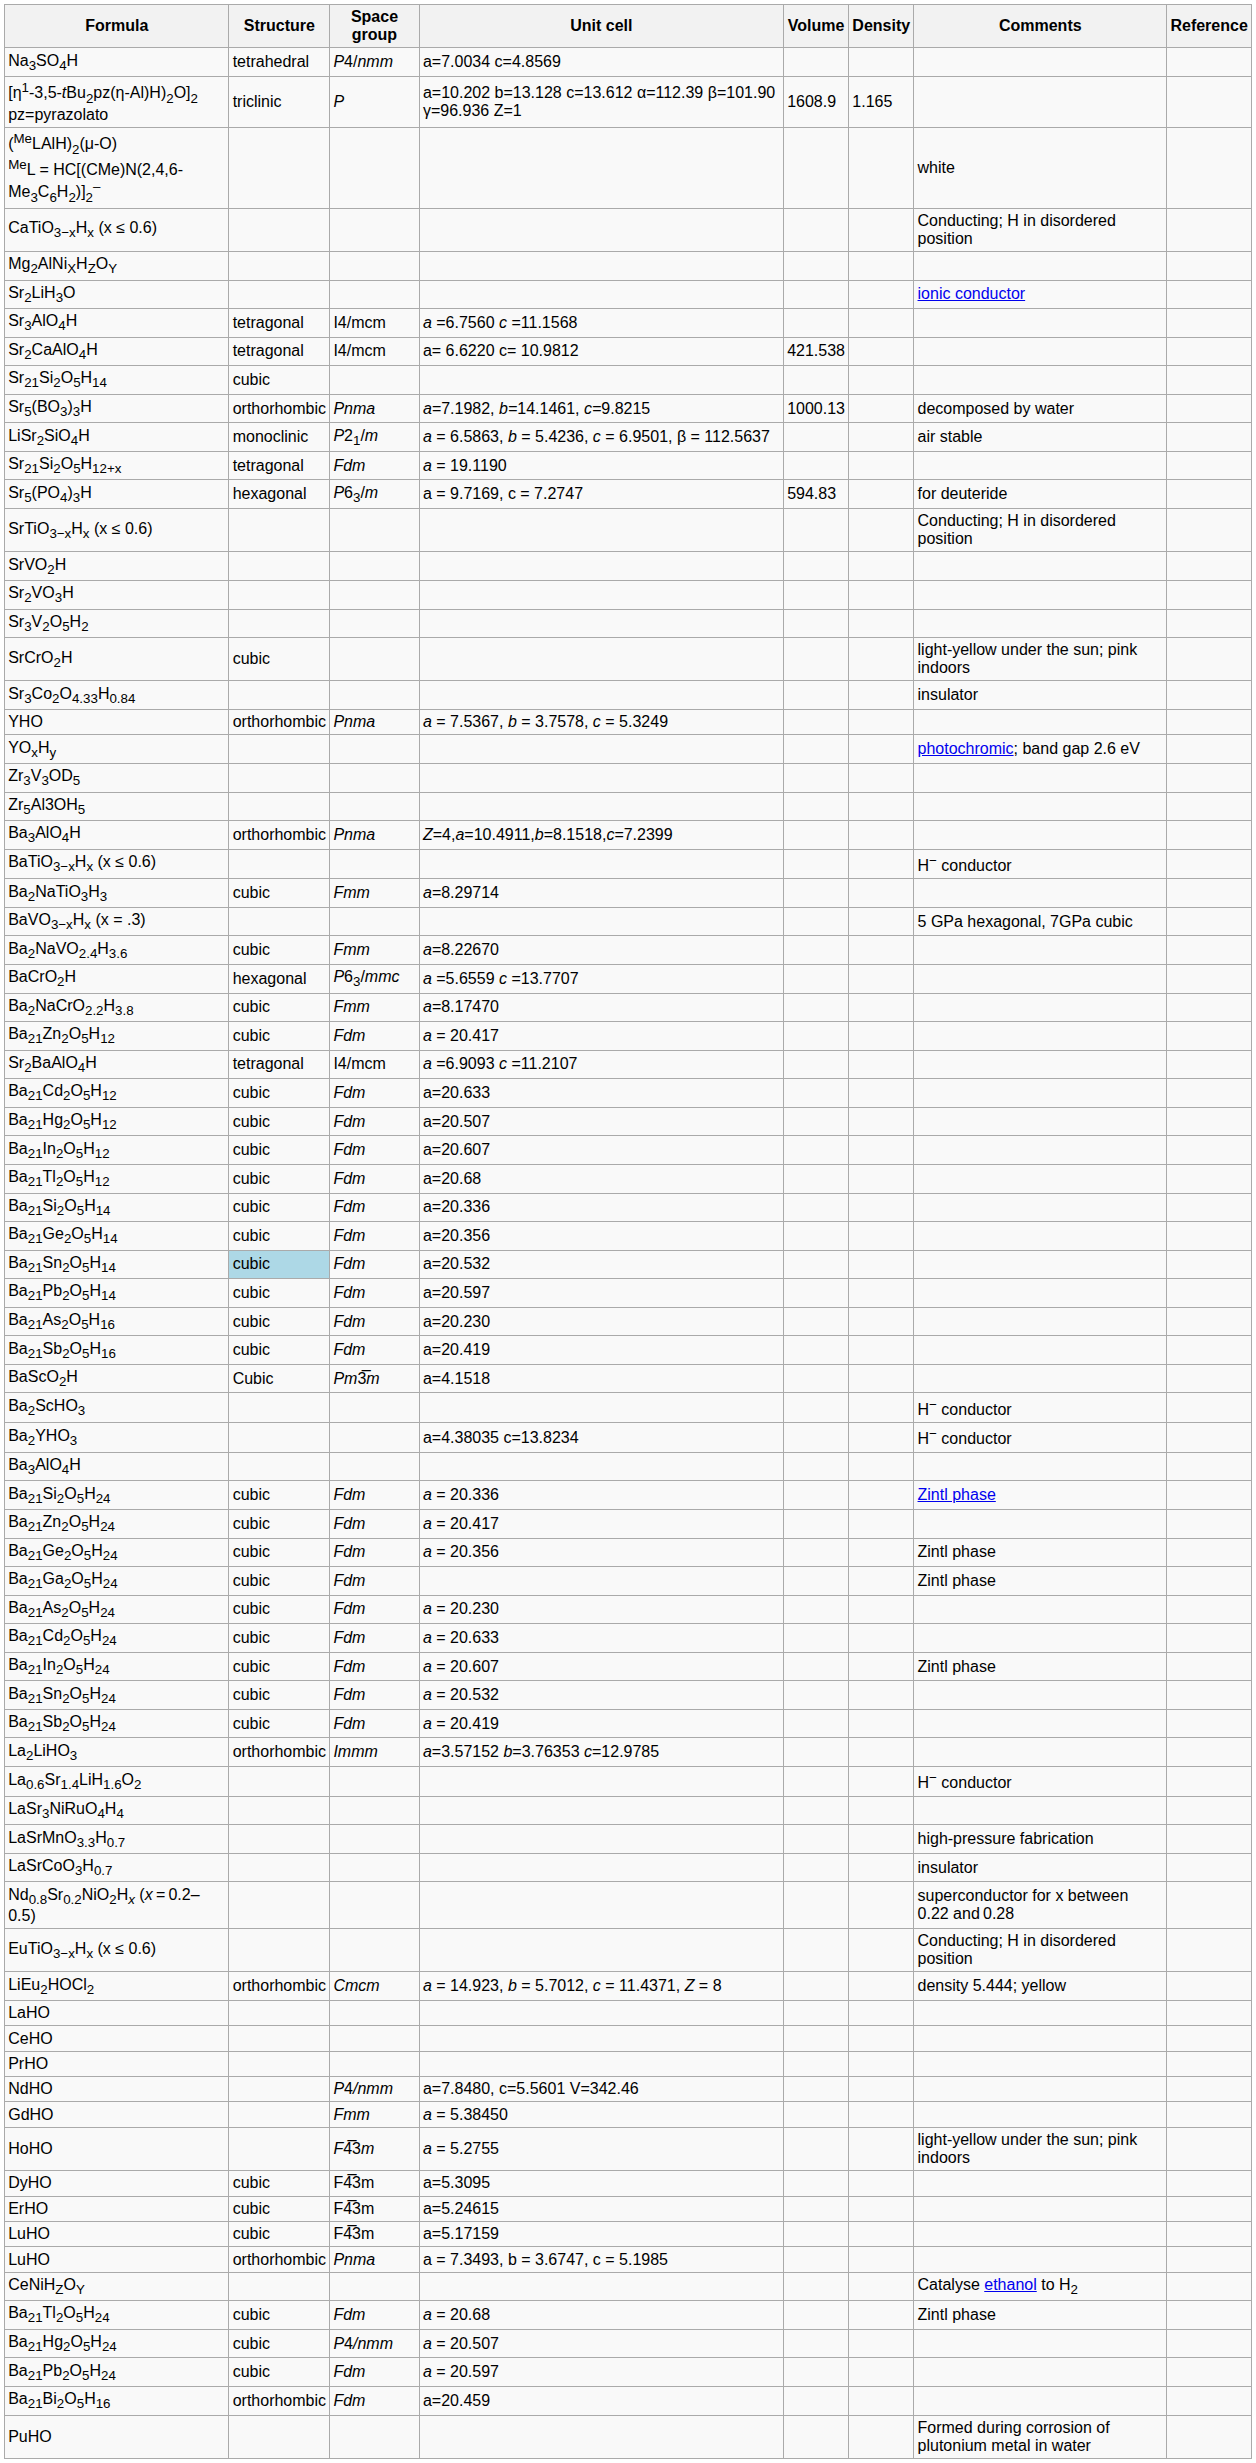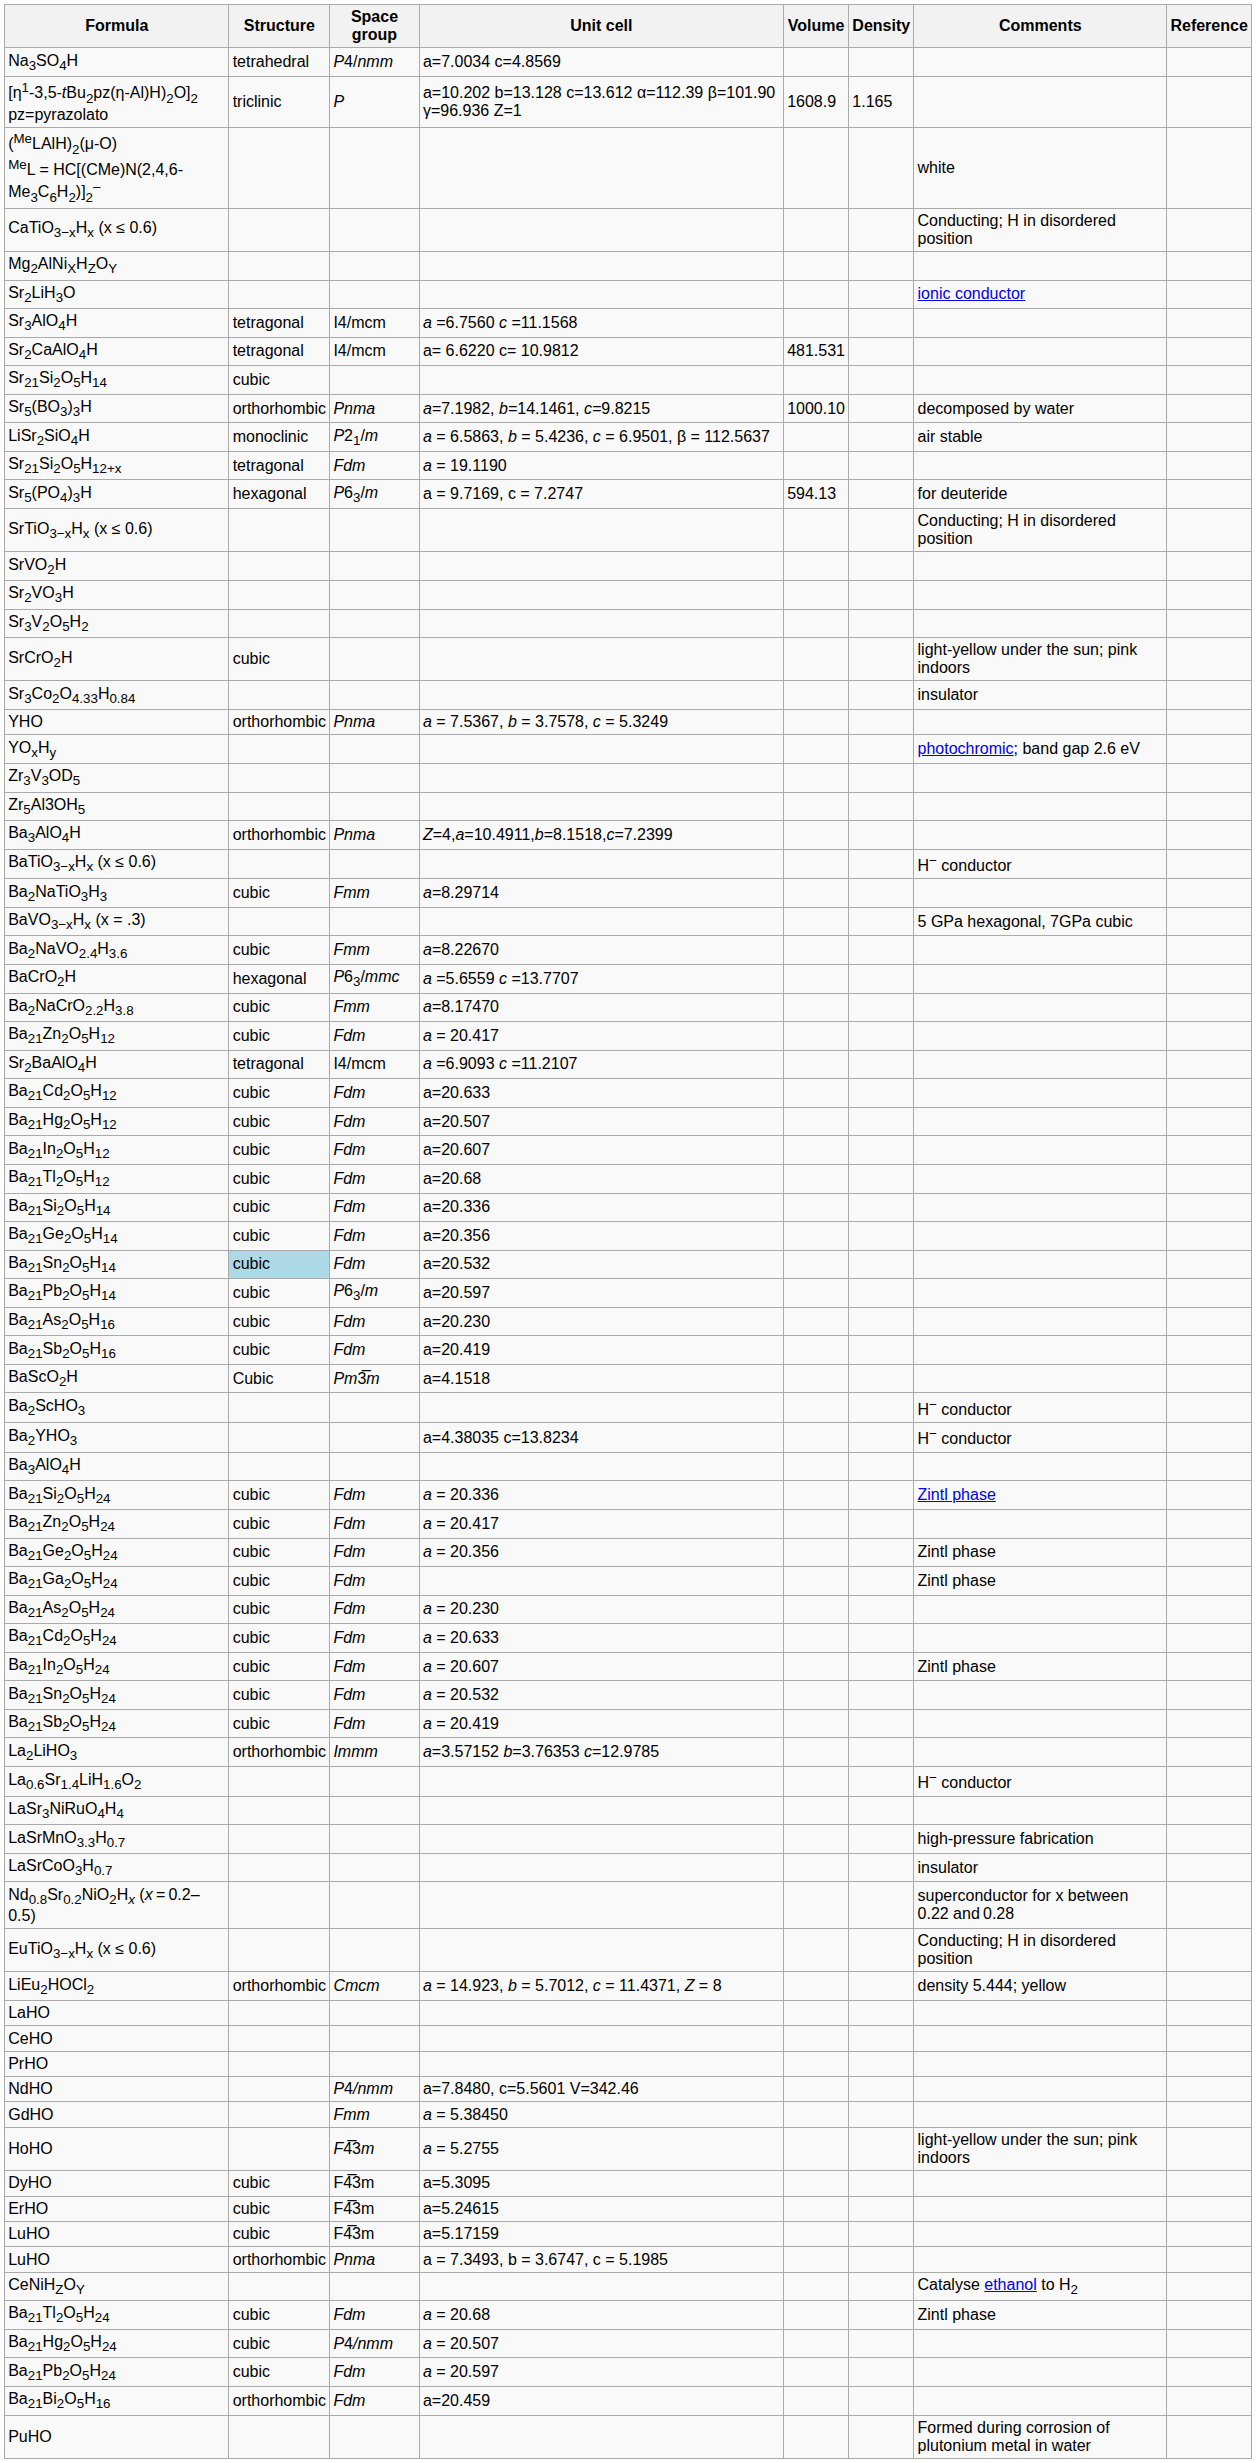(816, 351) 421.538 -> (816, 351) 481.531
(816, 408) 1000.13 -> (816, 408) 1000.10
(812, 494) 594.83 -> (812, 494) 594.13
(349, 1292) Fdm -> (356, 1293) P63/m
